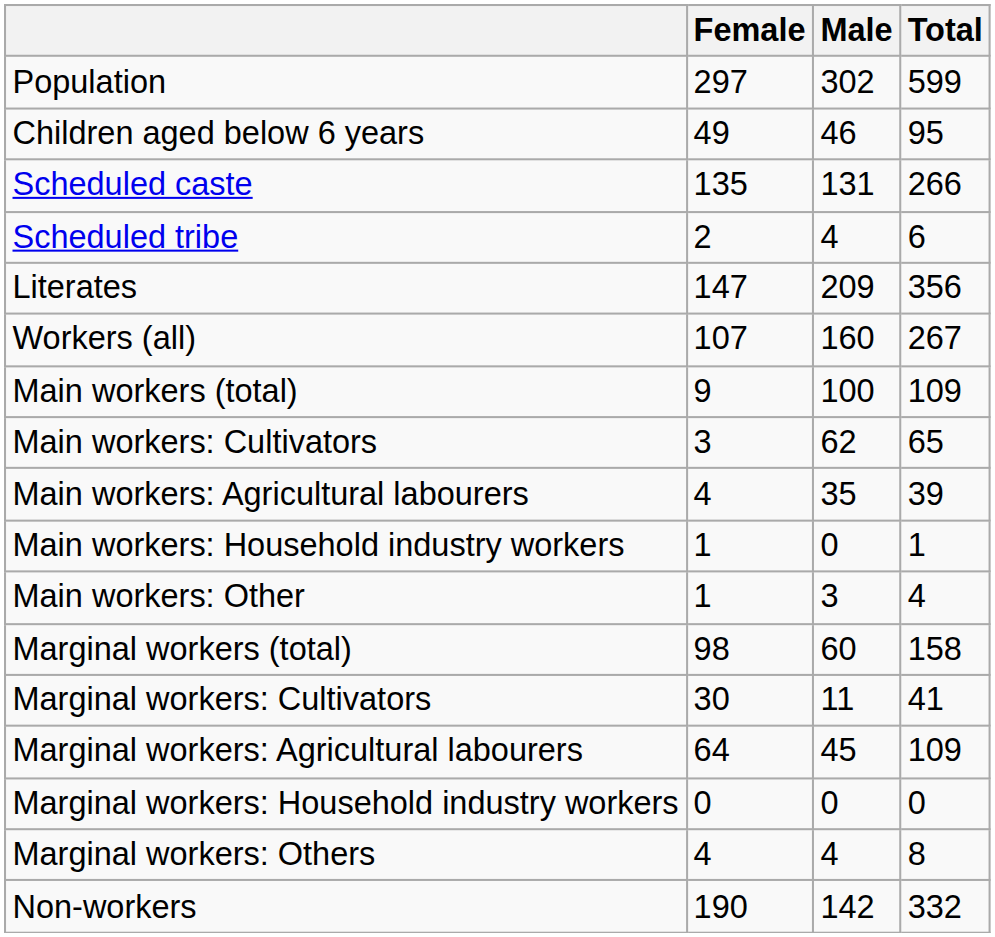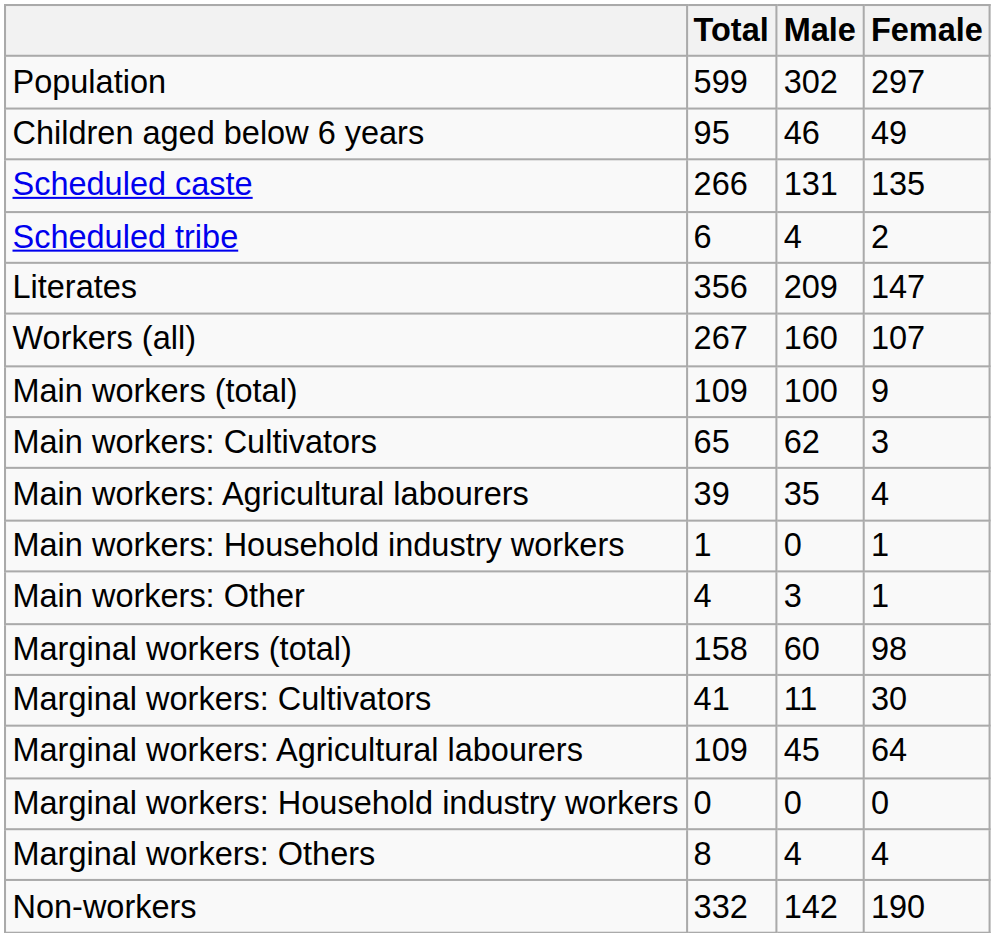columns swapped: (945, 30) <-> (750, 30)
